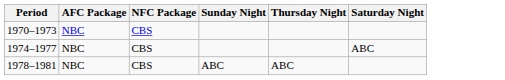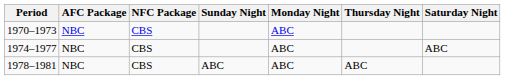+ column: (305, 13)
